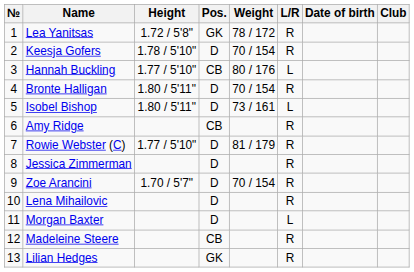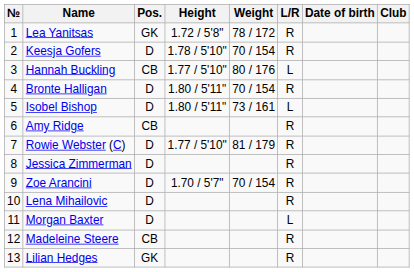columns swapped: (214, 13) <-> (167, 13)
